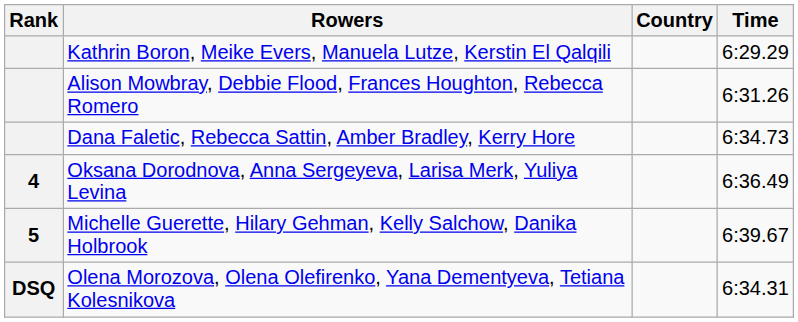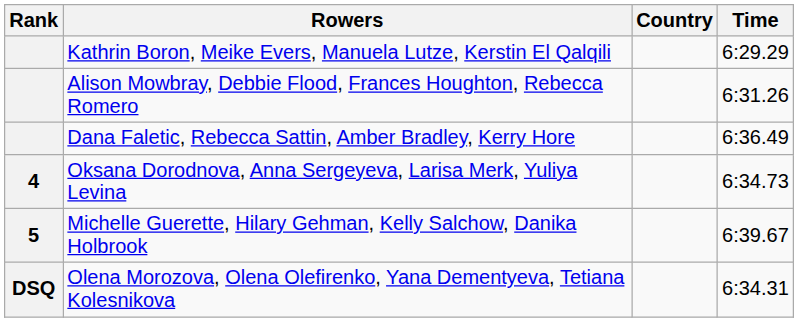(755, 138) 6:34.73 -> (755, 138) 6:36.49
(755, 180) 6:36.49 -> (755, 180) 6:34.73
